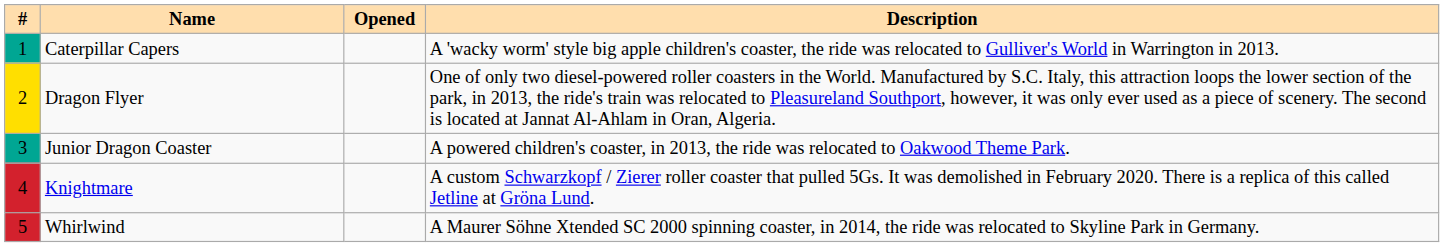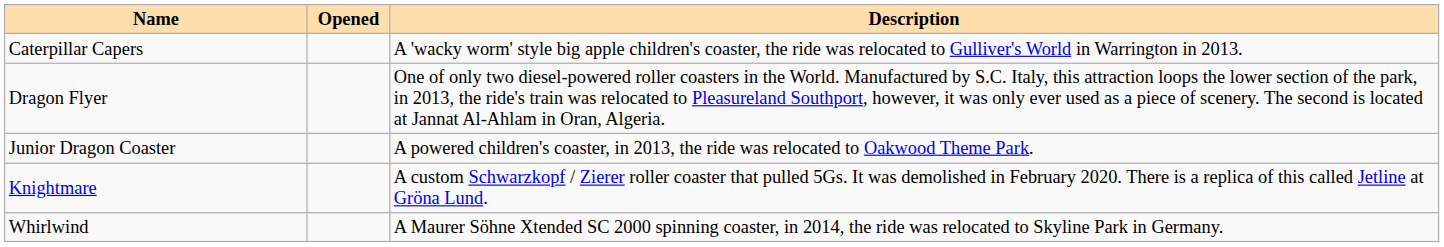- column: (23, 19)
